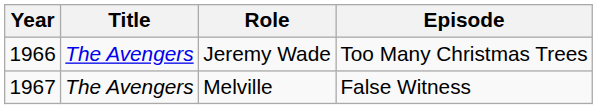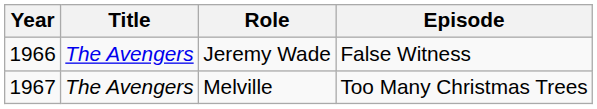(464, 53) Too Many Christmas Trees -> (406, 53) False Witness
(406, 86) False Witness -> (464, 86) Too Many Christmas Trees
